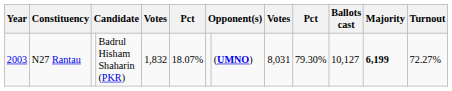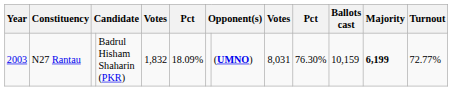(187, 59) 18.07% -> (187, 59) 18.09%
(311, 59) 79.30% -> (311, 59) 76.30%
(345, 59) 10,127 -> (345, 59) 10,159
(425, 59) 72.27% -> (425, 59) 72.77%
